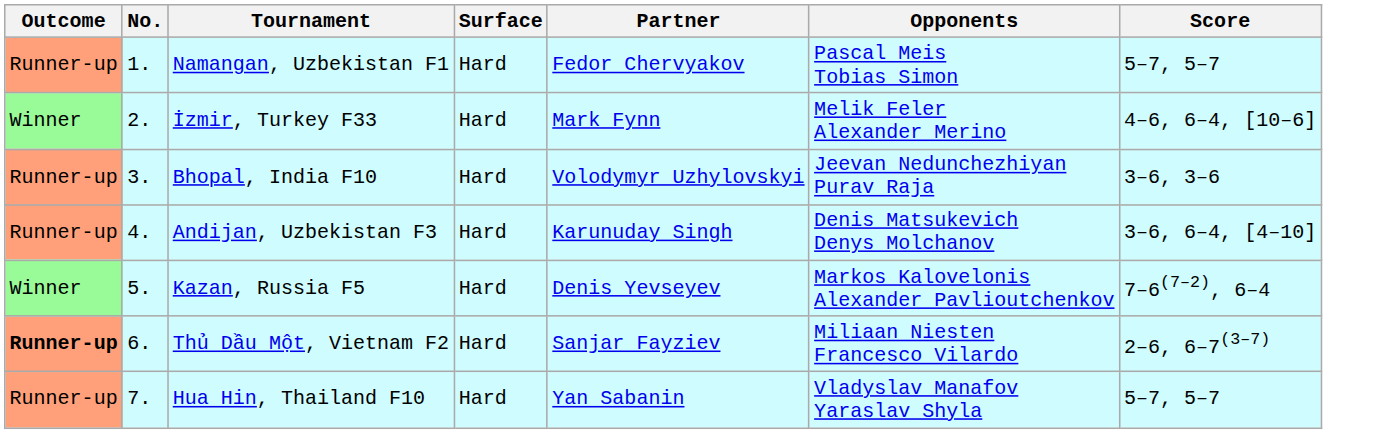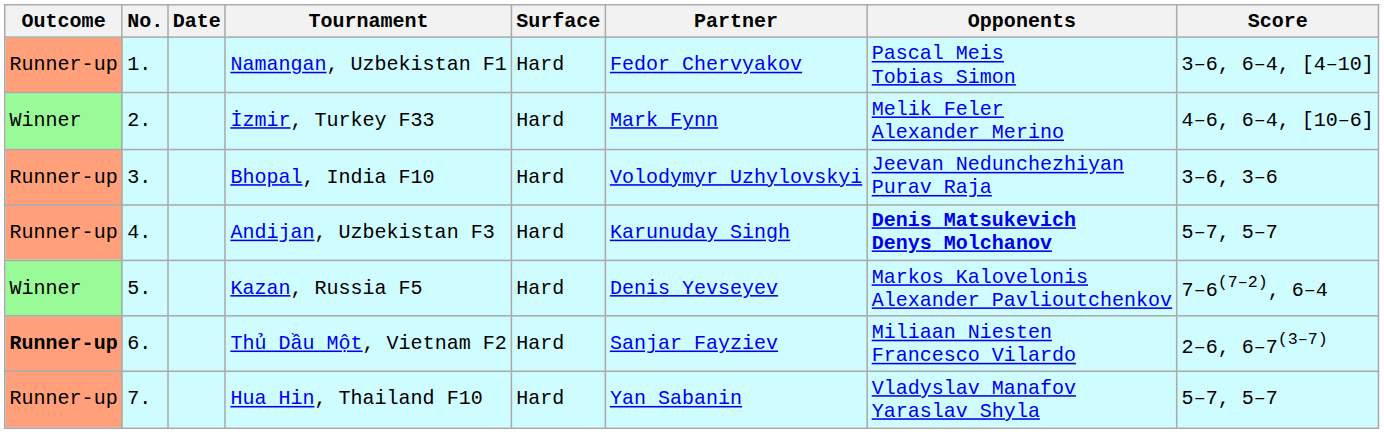+ column: (197, 21)
(1172, 65) 5–7, 5–7 -> (1278, 65) 3–6, 6–4, [4–10]
(916, 232) normal -> (974, 232) bold
(1220, 232) 3–6, 6–4, [4–10] -> (1230, 232) 5–7, 5–7
